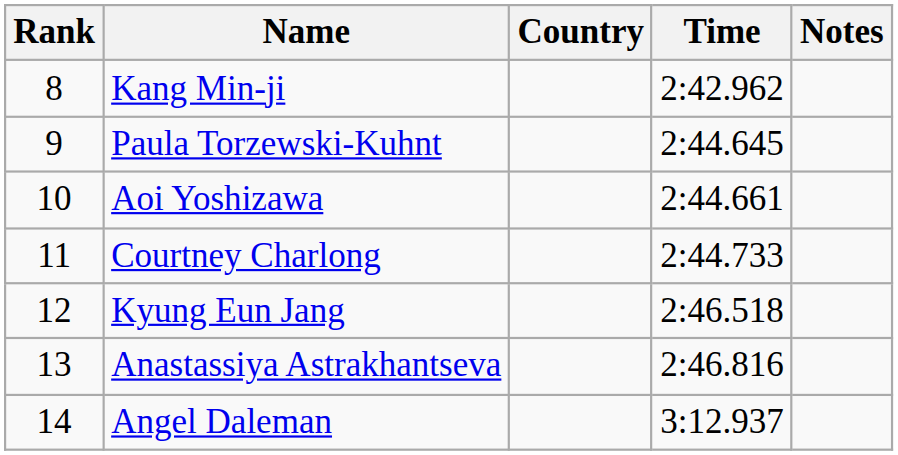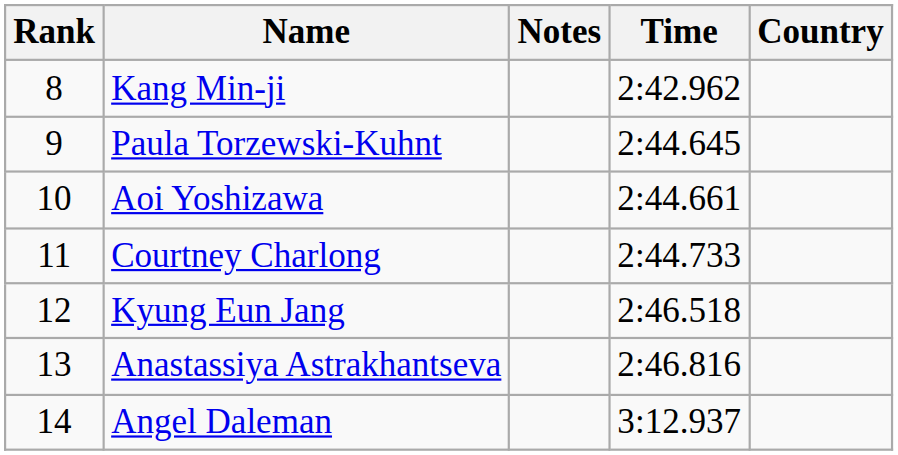columns swapped: (581, 32) <-> (842, 32)
